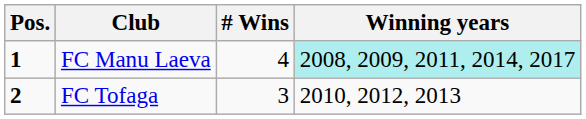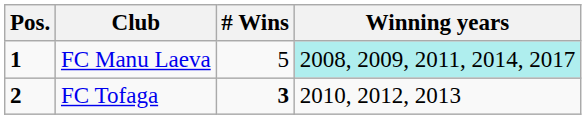(283, 59) 4 -> (283, 59) 5
(283, 95) normal -> (283, 95) bold
